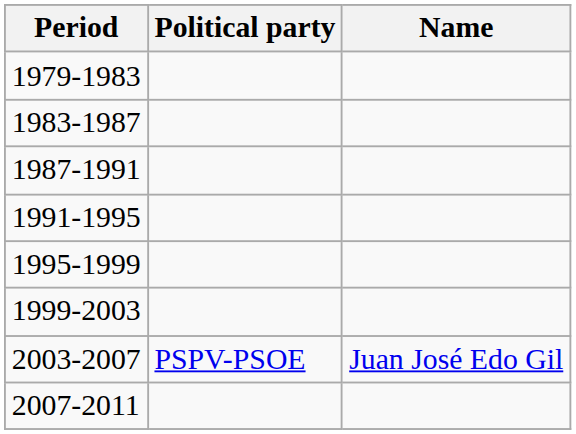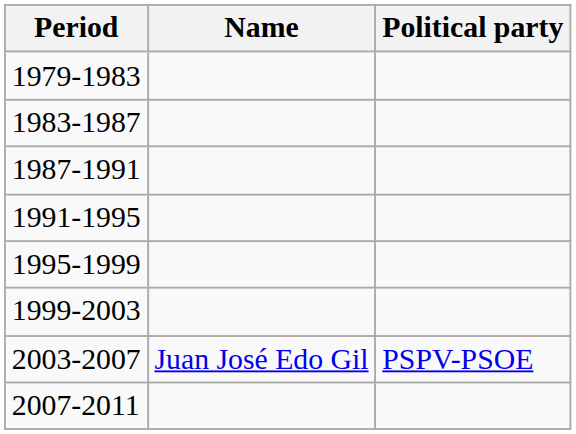columns swapped: (456, 28) <-> (245, 28)
